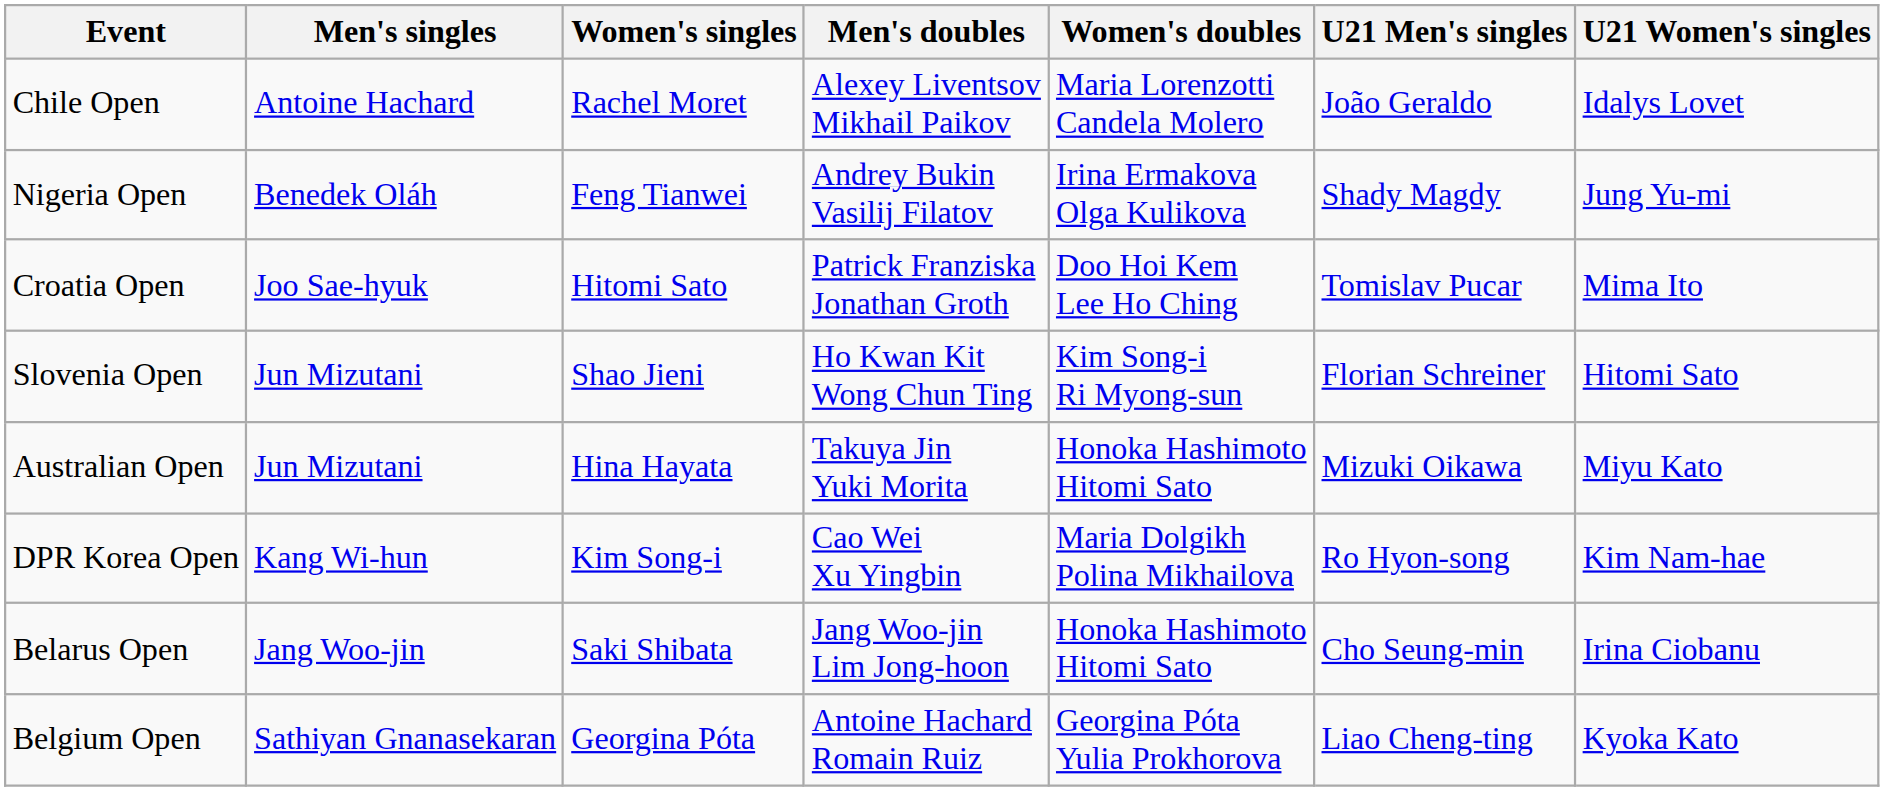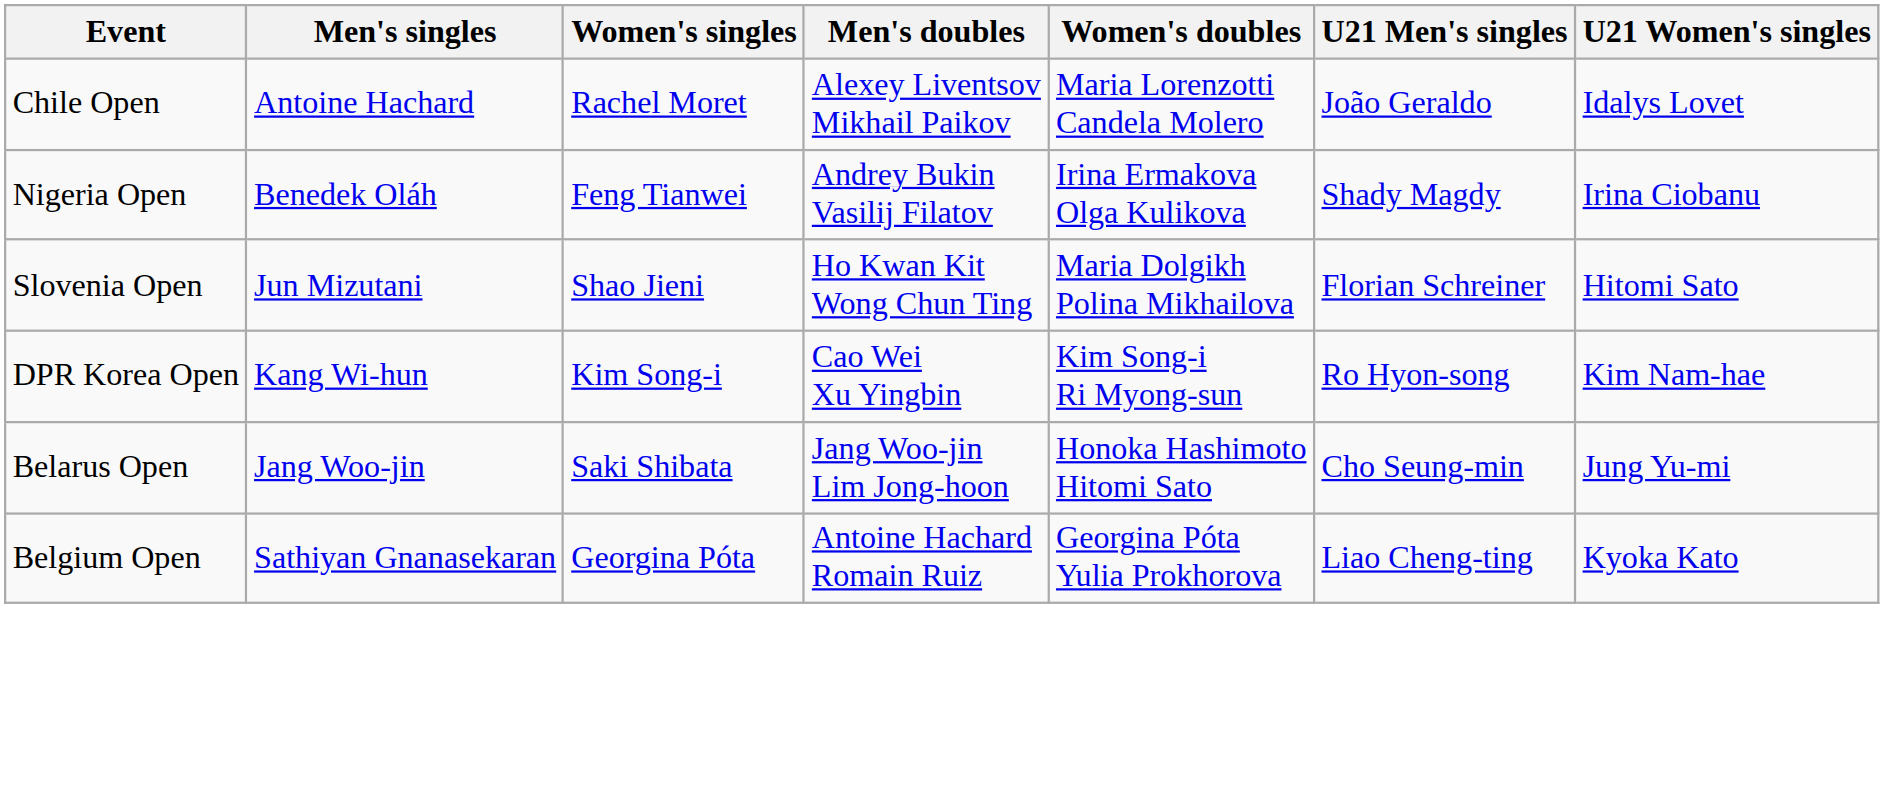(1656, 194) Jung Yu-mi -> (1671, 194) Irina Ciobanu
- row: (99, 285)
(1149, 375) Kim Song-i Ri Myong-sun -> (1175, 285) Maria Dolgikh Polina Mikhailova
- row: (118, 466)
(1175, 557) Maria Dolgikh Polina Mikhailova -> (1149, 375) Kim Song-i Ri Myong-sun
(1671, 648) Irina Ciobanu -> (1656, 466) Jung Yu-mi
